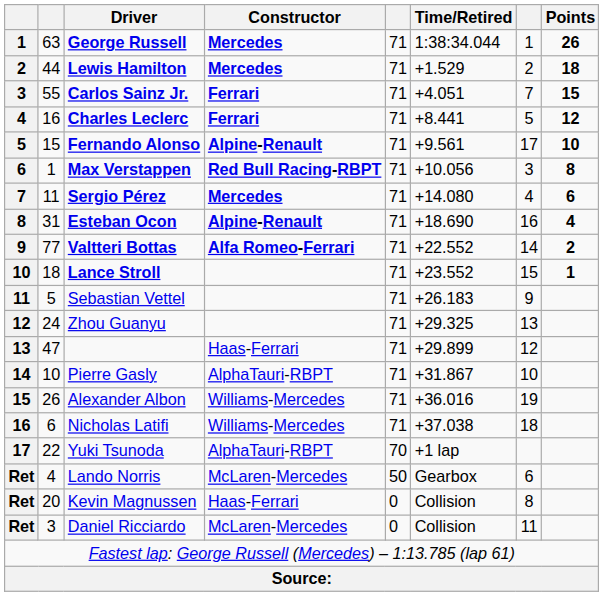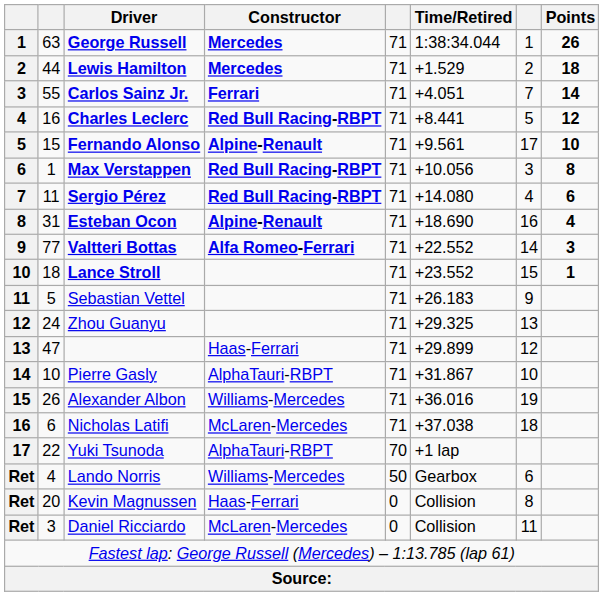(570, 93) 15 -> (570, 93) 14
(234, 119) Ferrari -> (295, 119) Red Bull Racing-RBPT
(245, 196) Mercedes -> (295, 196) Red Bull Racing-RBPT
(570, 247) 2 -> (570, 247) 3
(276, 425) Williams-Mercedes -> (278, 425) McLaren-Mercedes
(278, 476) McLaren-Mercedes -> (276, 476) Williams-Mercedes
